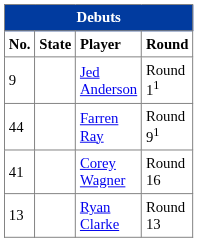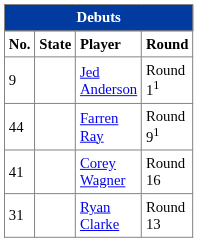(16, 215) 13 -> (16, 215) 31
